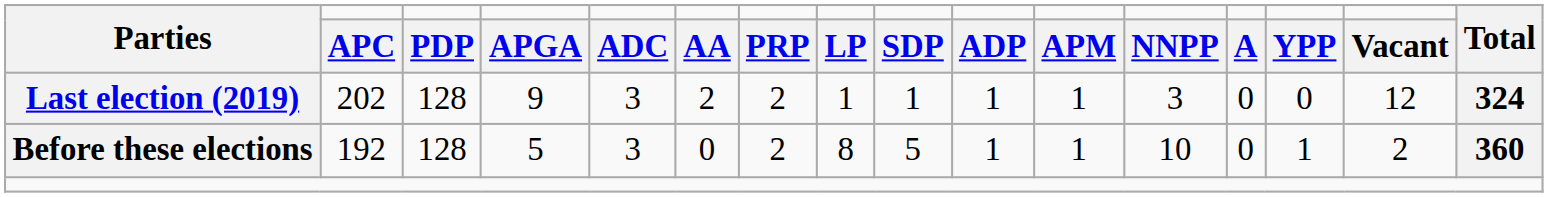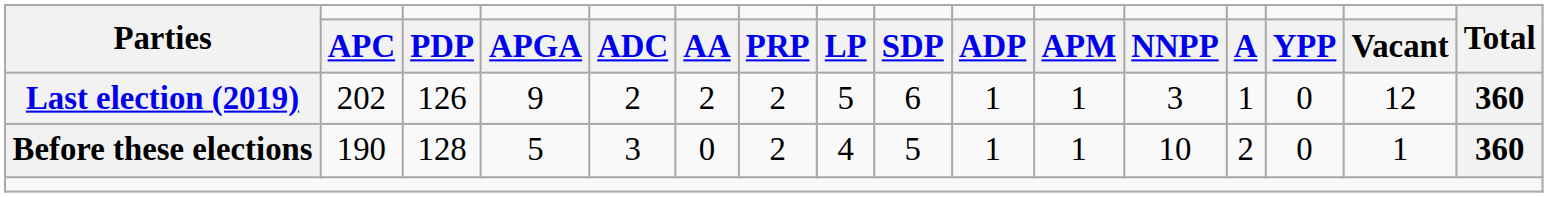(442, 97) 128 -> (442, 97) 126
(633, 97) 3 -> (633, 97) 2
(846, 97) 1 -> (846, 97) 5
(913, 97) 1 -> (913, 97) 6
(1246, 97) 0 -> (1246, 97) 1
(1500, 97) 324 -> (1500, 97) 360
(361, 149) 192 -> (361, 149) 190
(846, 149) 8 -> (846, 149) 4
(1246, 149) 0 -> (1246, 149) 2
(1305, 149) 1 -> (1305, 149) 0
(1400, 149) 2 -> (1400, 149) 1
